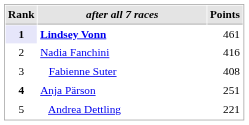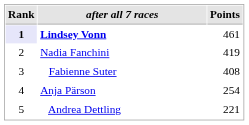(232, 53) 416 -> (232, 53) 419
(21, 91) bold -> (21, 91) normal
(232, 91) 251 -> (232, 91) 254
